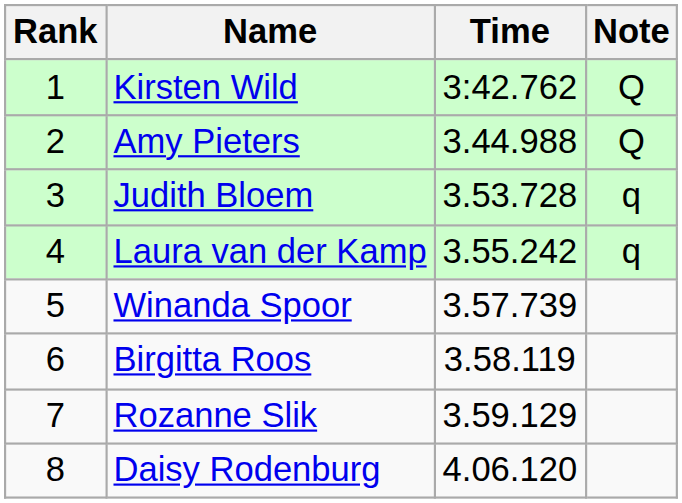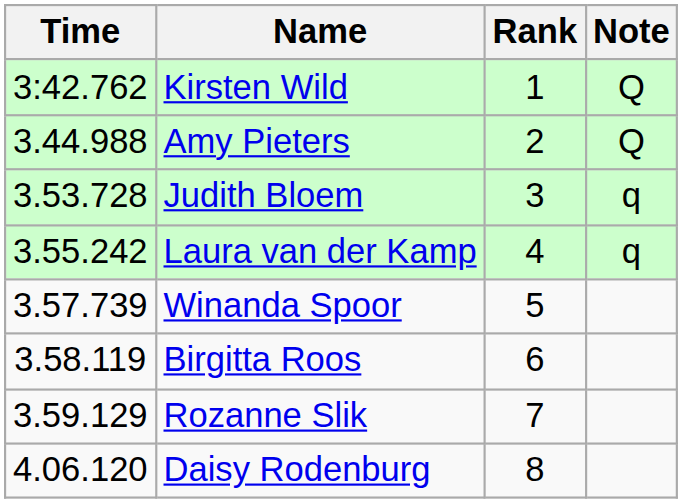columns swapped: (55, 31) <-> (510, 31)
